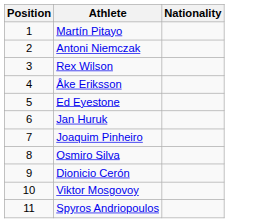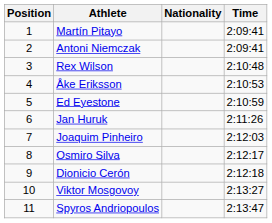+ column: (245, 13)
